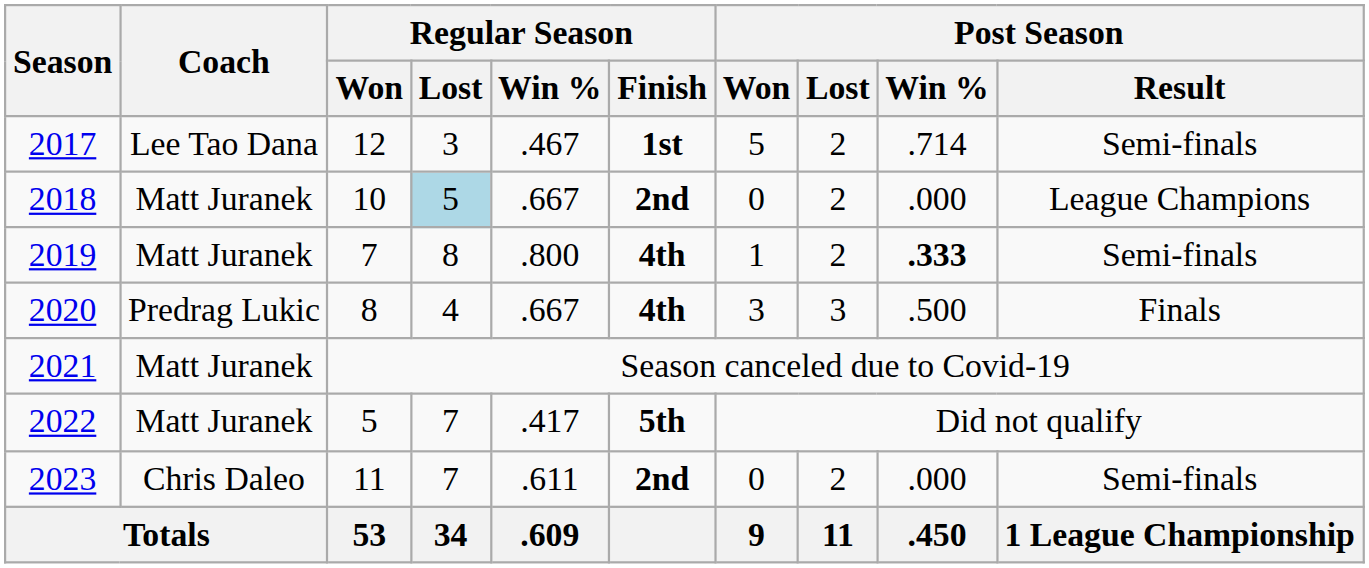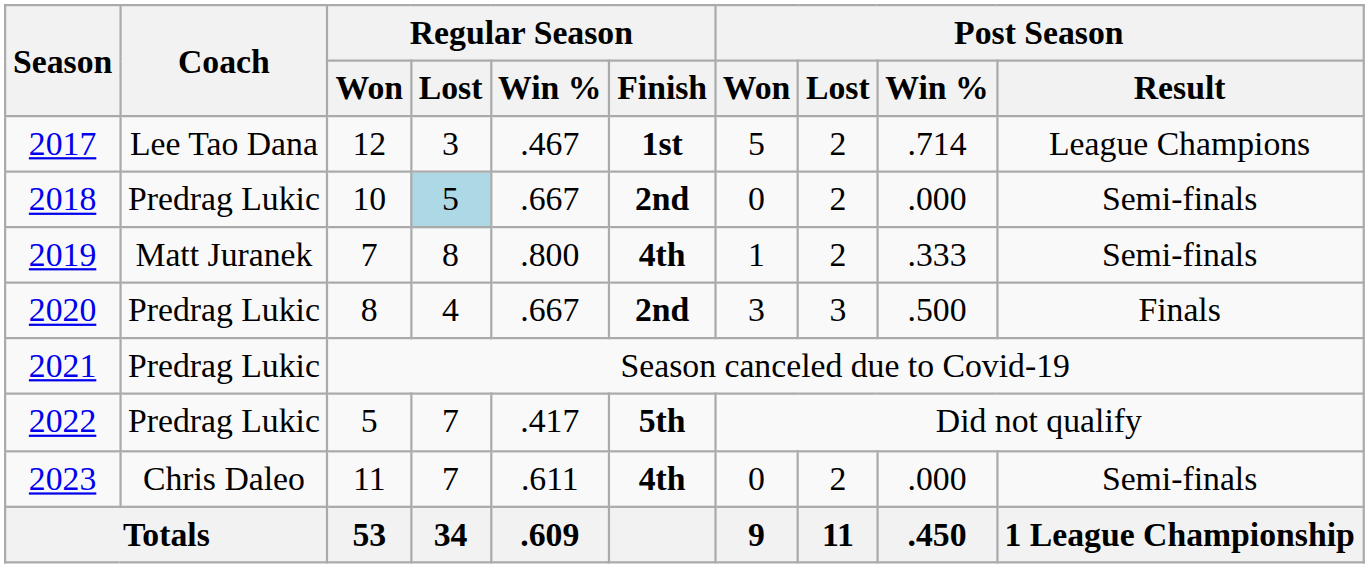(1180, 143) Semi-finals -> (1180, 143) League Champions
(224, 199) Matt Juranek -> (224, 199) Predrag Lukic
(1180, 199) League Champions -> (1180, 199) Semi-finals
(937, 255) bold -> (937, 255) normal
(662, 310) 4th -> (662, 310) 2nd
(224, 366) Matt Juranek -> (224, 366) Predrag Lukic
(224, 421) Matt Juranek -> (224, 421) Predrag Lukic
(662, 477) 2nd -> (662, 477) 4th
